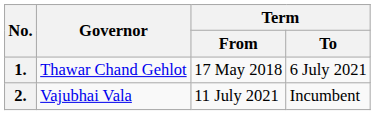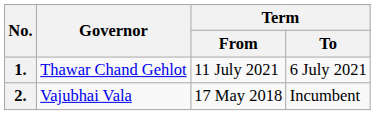(238, 69) 17 May 2018 -> (236, 69) 11 July 2021
(236, 95) 11 July 2021 -> (238, 95) 17 May 2018
